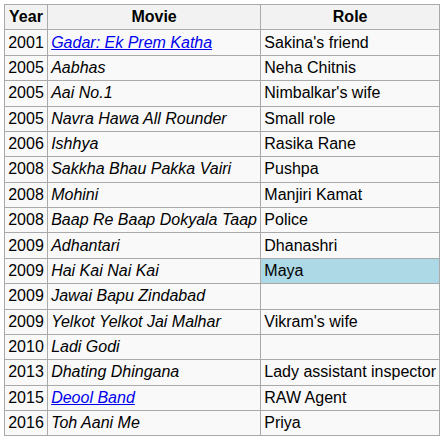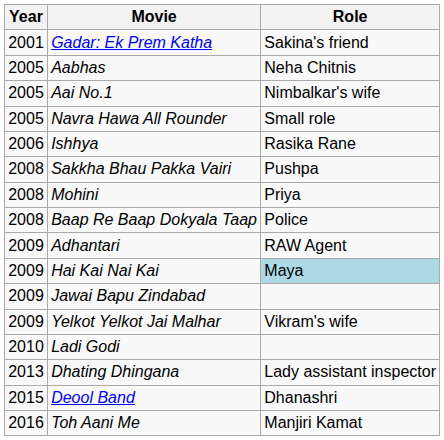(313, 194) Manjiri Kamat -> (283, 194) Priya
(301, 245) Dhanashri -> (305, 245) RAW Agent
(305, 397) RAW Agent -> (301, 397) Dhanashri
(283, 423) Priya -> (313, 423) Manjiri Kamat
